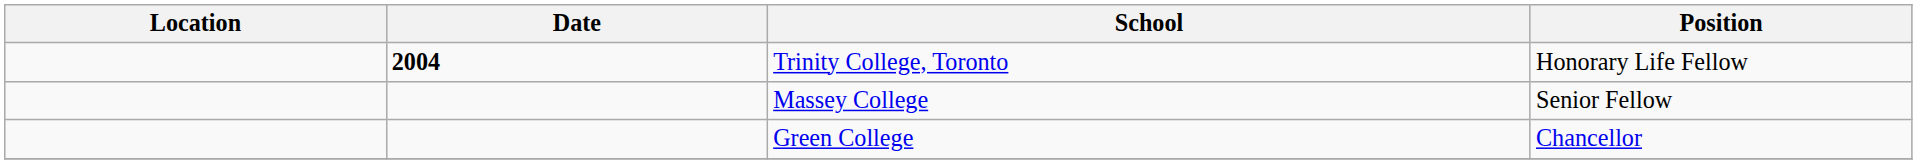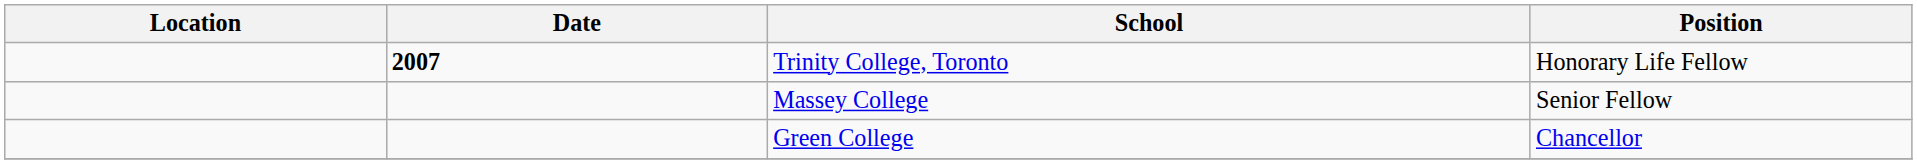(416, 61) 2004 -> (416, 61) 2007
